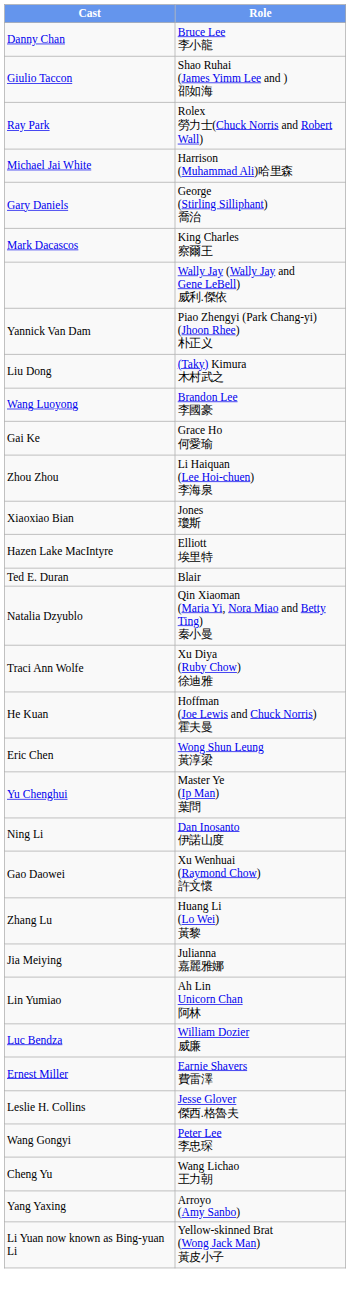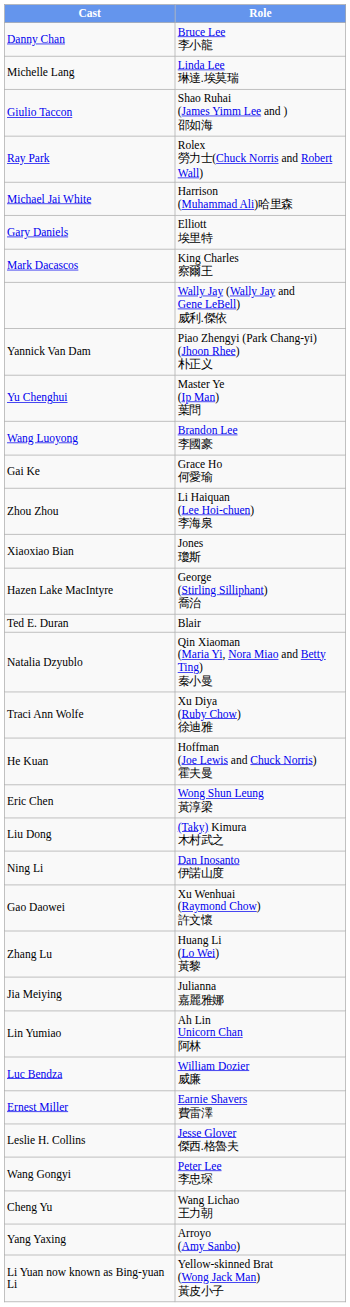+ row: (41, 72)
(223, 204) George (Stirling Silliphant) 喬治 -> (195, 231) Elliott 埃里特
rows swapped: (37, 794) <-> (29, 371)
(195, 550) Elliott 埃里特 -> (223, 590) George (Stirling Silliphant) 喬治
